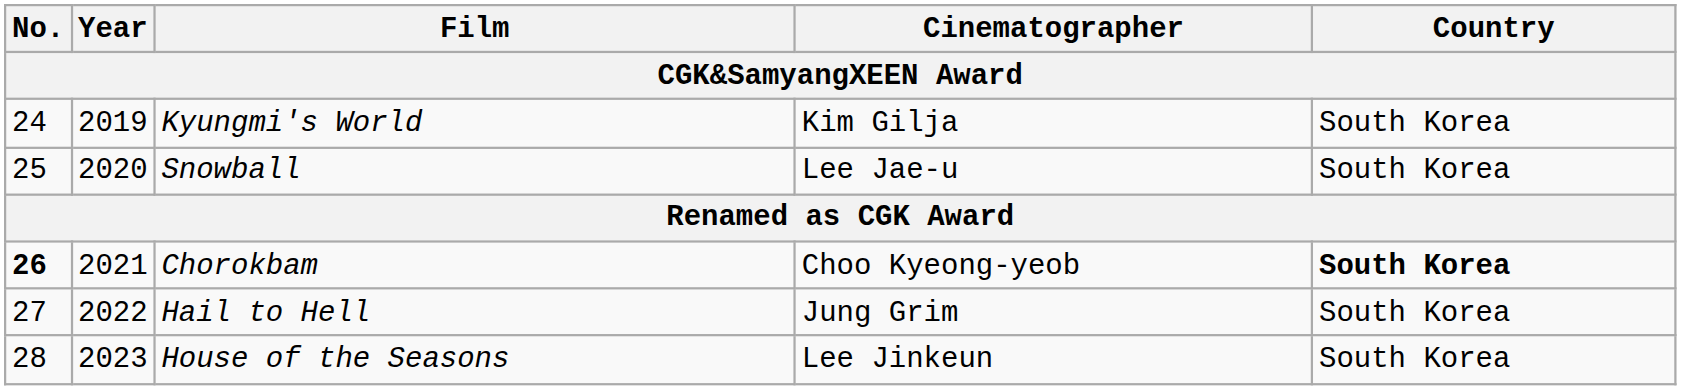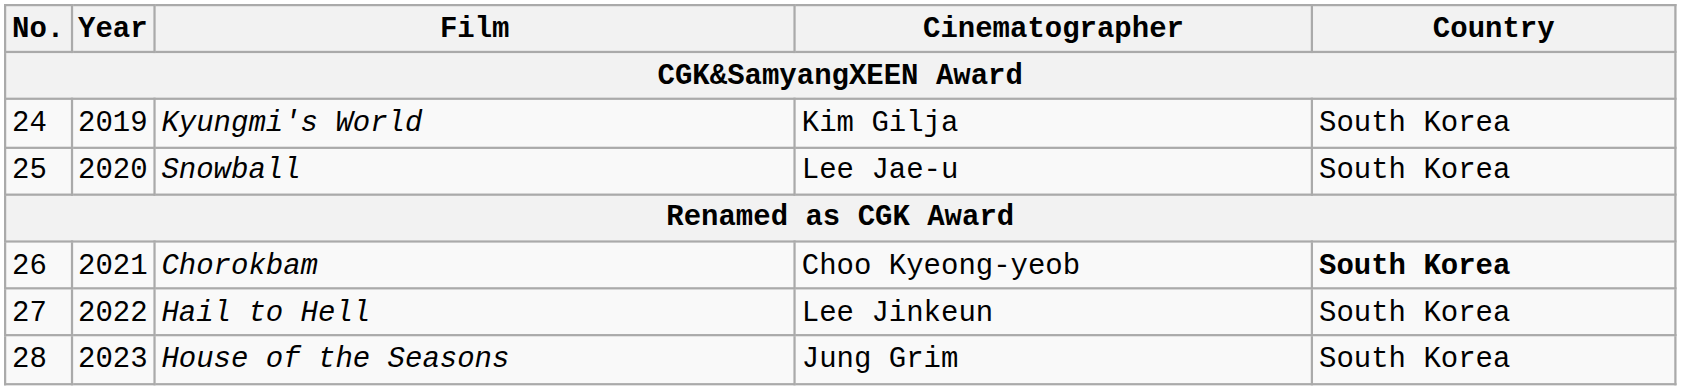(29, 265) bold -> (29, 265) normal
(880, 312) Jung Grim -> (898, 312) Lee Jinkeun
(898, 359) Lee Jinkeun -> (880, 359) Jung Grim
